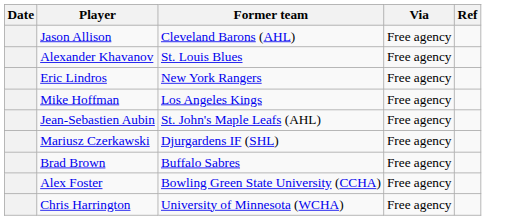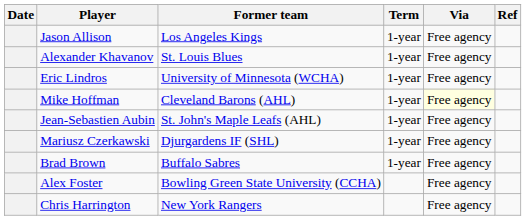+ column: (404, 15)
(228, 36) Cleveland Barons (AHL) -> (212, 36) Los Angeles Kings
(211, 78) New York Rangers -> (252, 78) University of Minnesota (WCHA)
(212, 99) Los Angeles Kings -> (228, 99) Cleveland Barons (AHL)
(419, 99) no background -> (459, 99) lightyellow background
(252, 204) University of Minnesota (WCHA) -> (211, 204) New York Rangers
